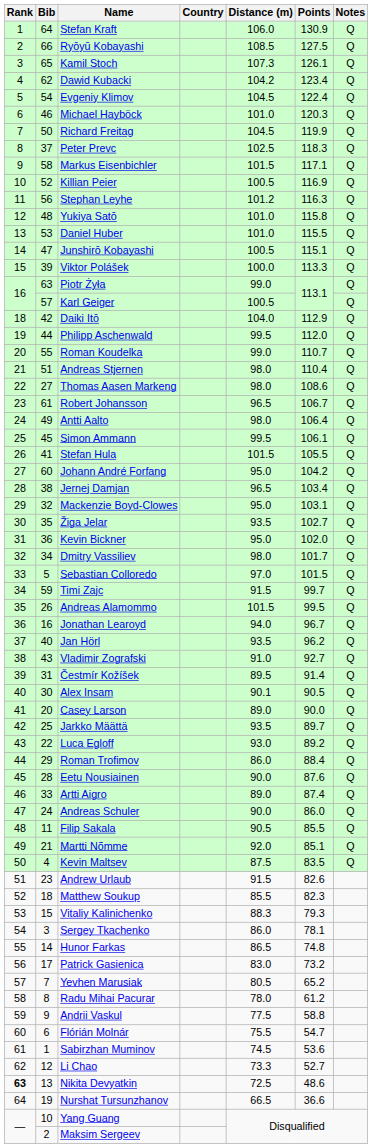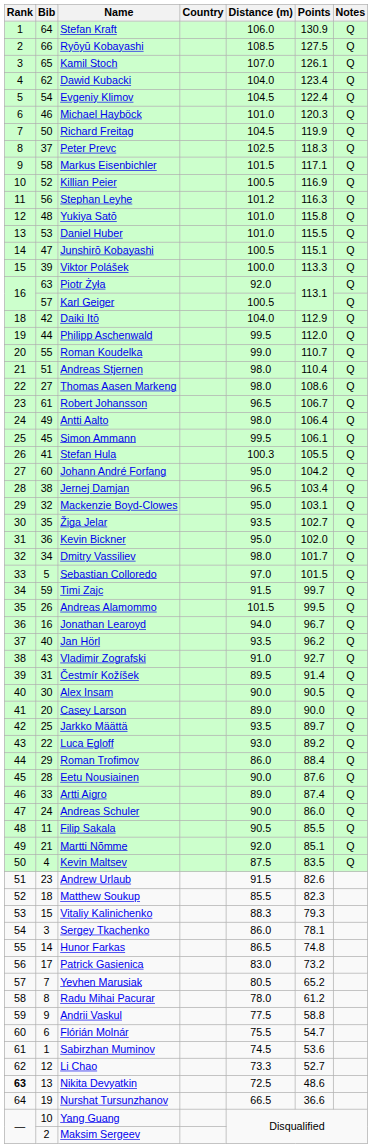(261, 64) 107.3 -> (261, 64) 107.0
(261, 81) 104.2 -> (261, 81) 104.0
(261, 285) 99.0 -> (261, 285) 92.0
(261, 455) 101.5 -> (261, 455) 100.3
(261, 693) 90.1 -> (261, 693) 90.0
